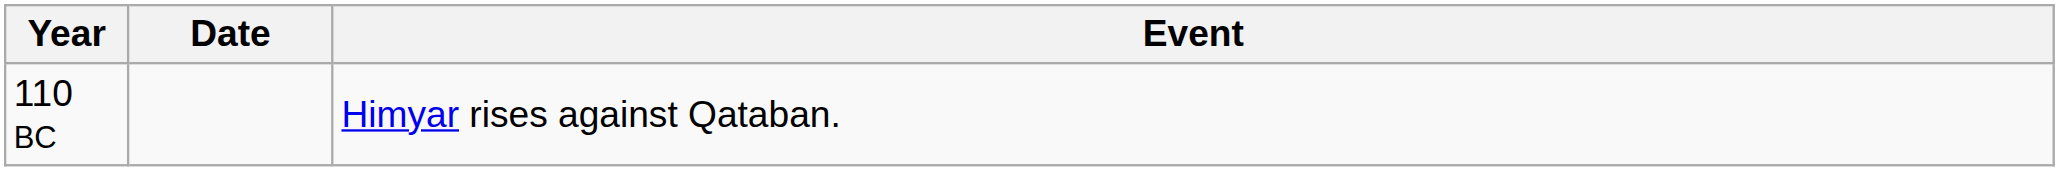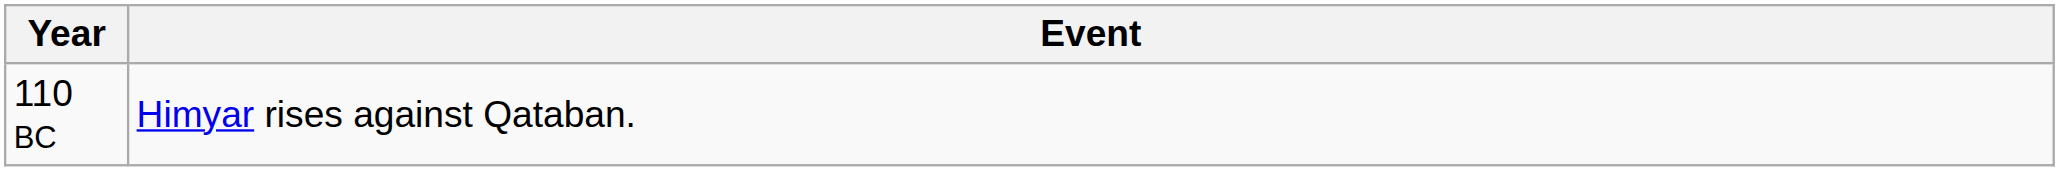- column: (230, 33)
